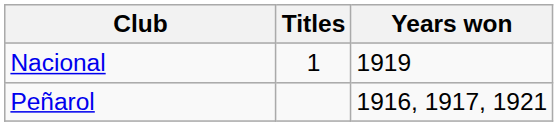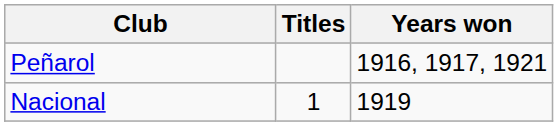rows swapped: (53, 101) <-> (58, 62)
